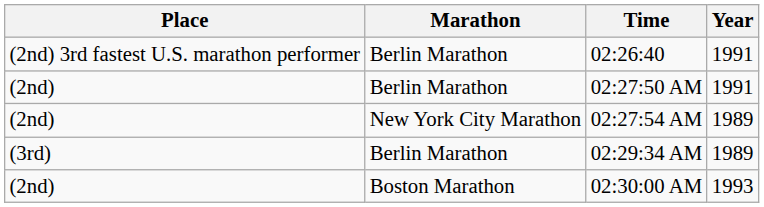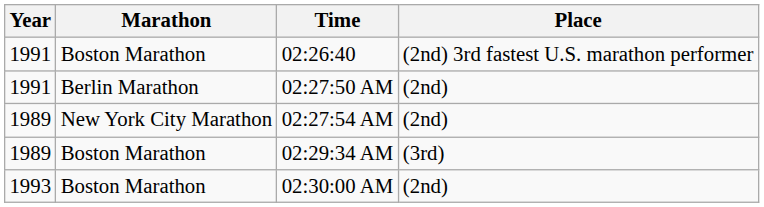columns swapped: (733, 20) <-> (185, 20)
(439, 53) Berlin Marathon -> (133, 53) Boston Marathon
(439, 152) Berlin Marathon -> (133, 152) Boston Marathon
